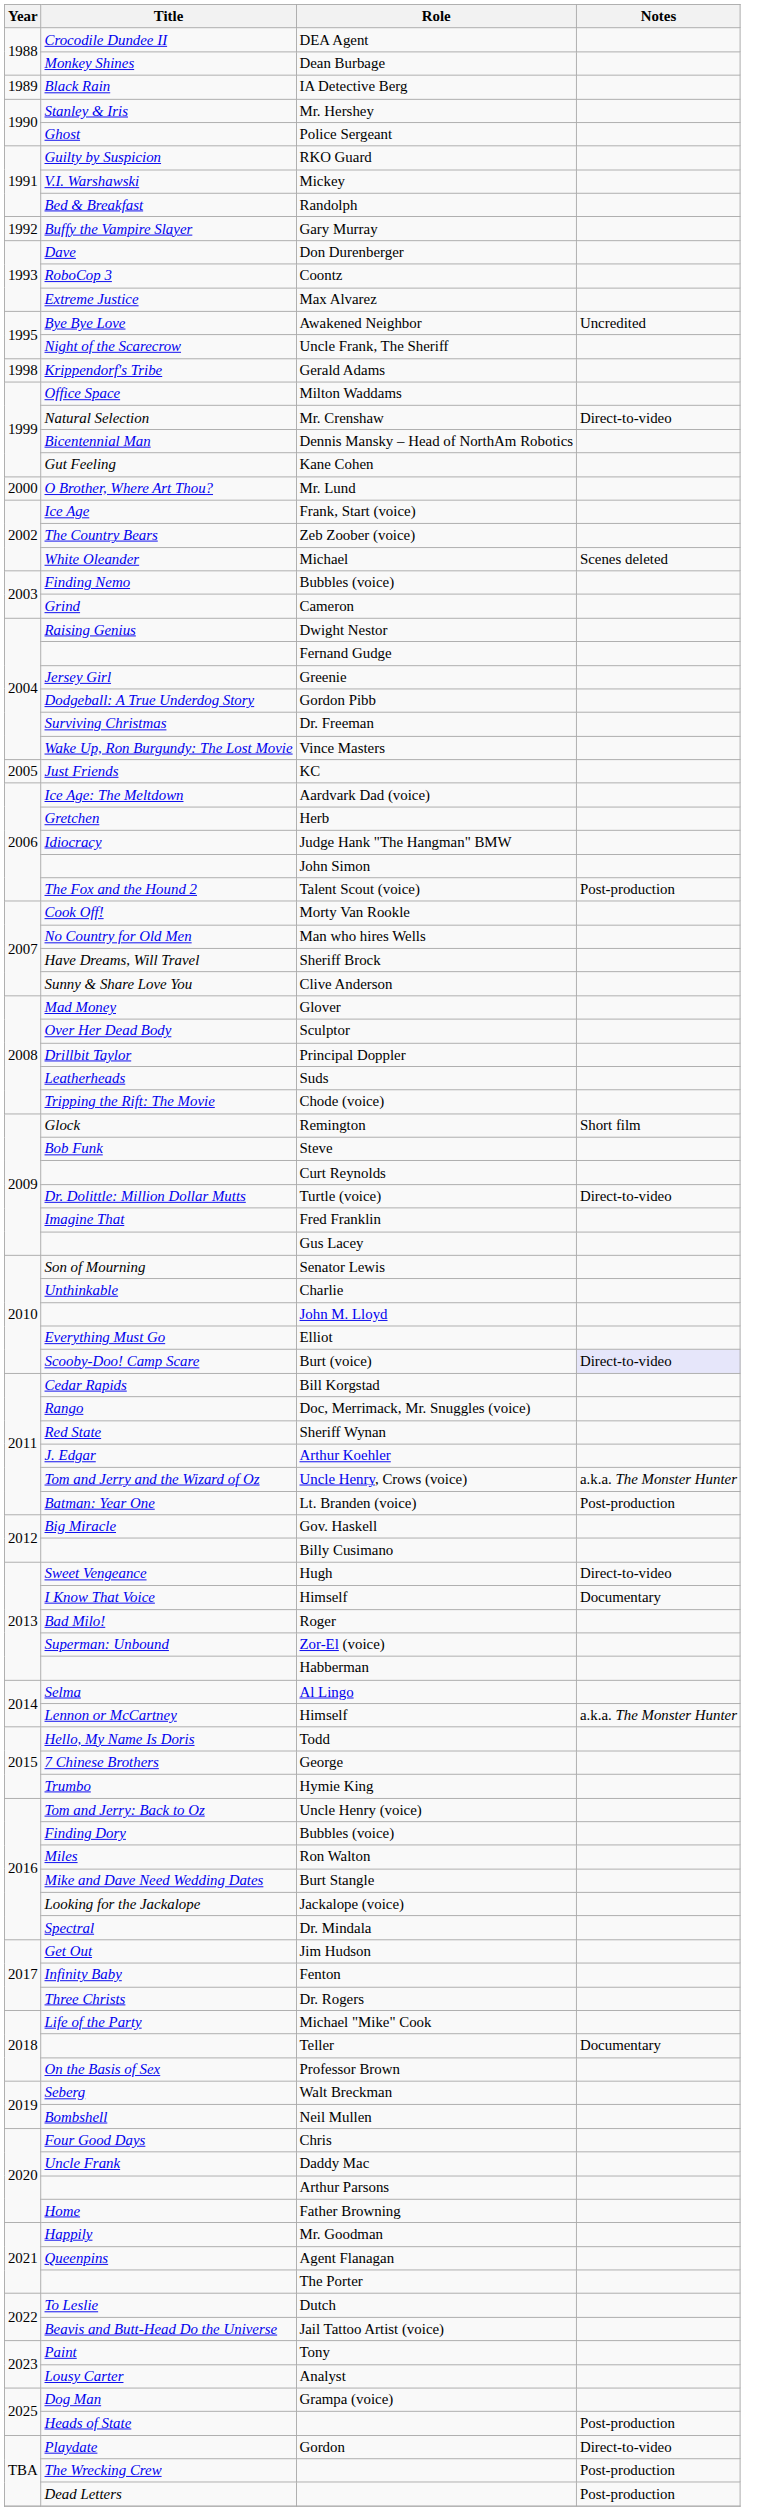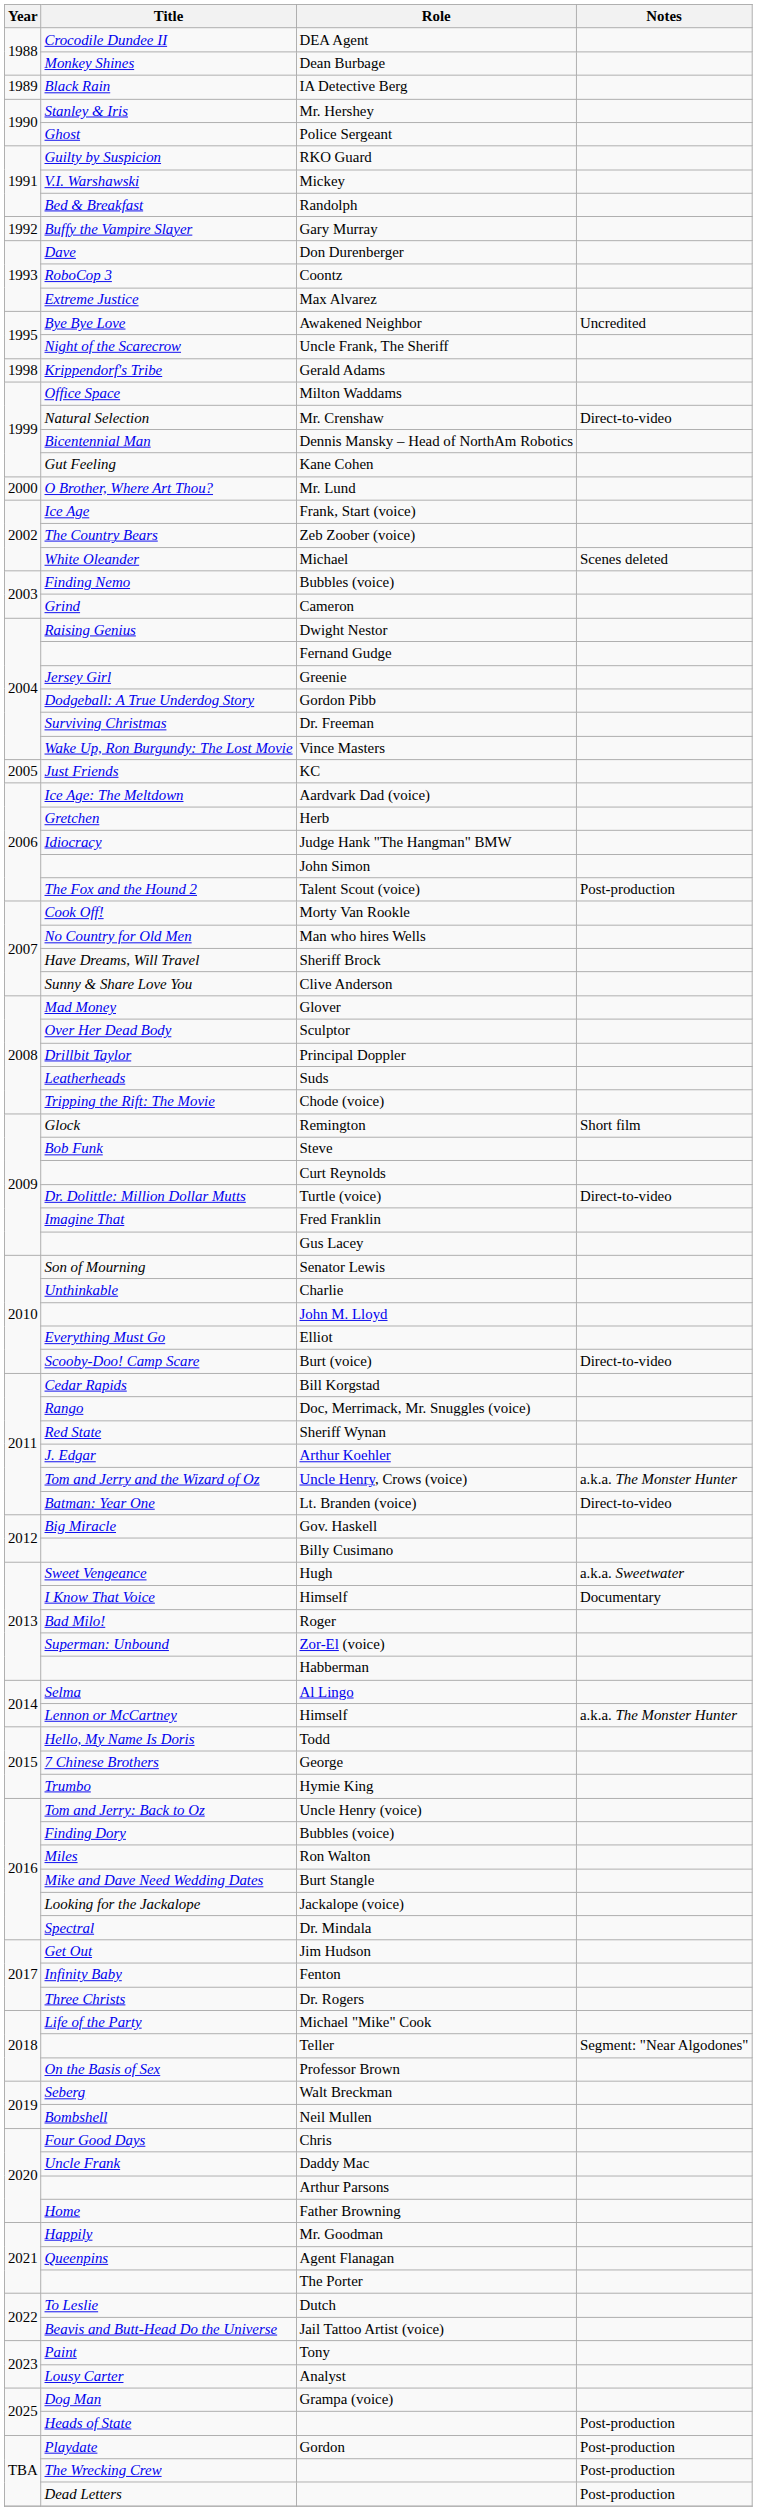(626, 1361) lavender background -> (626, 1361) no background
(627, 1503) Post-production -> (626, 1503) Direct-to-video
(626, 1573) Direct-to-video -> (632, 1573) a.k.a. Sweetwater
(620, 2045) Documentary -> (664, 2045) Segment: "Near Algodones"
(626, 2446) Direct-to-video -> (627, 2446) Post-production
